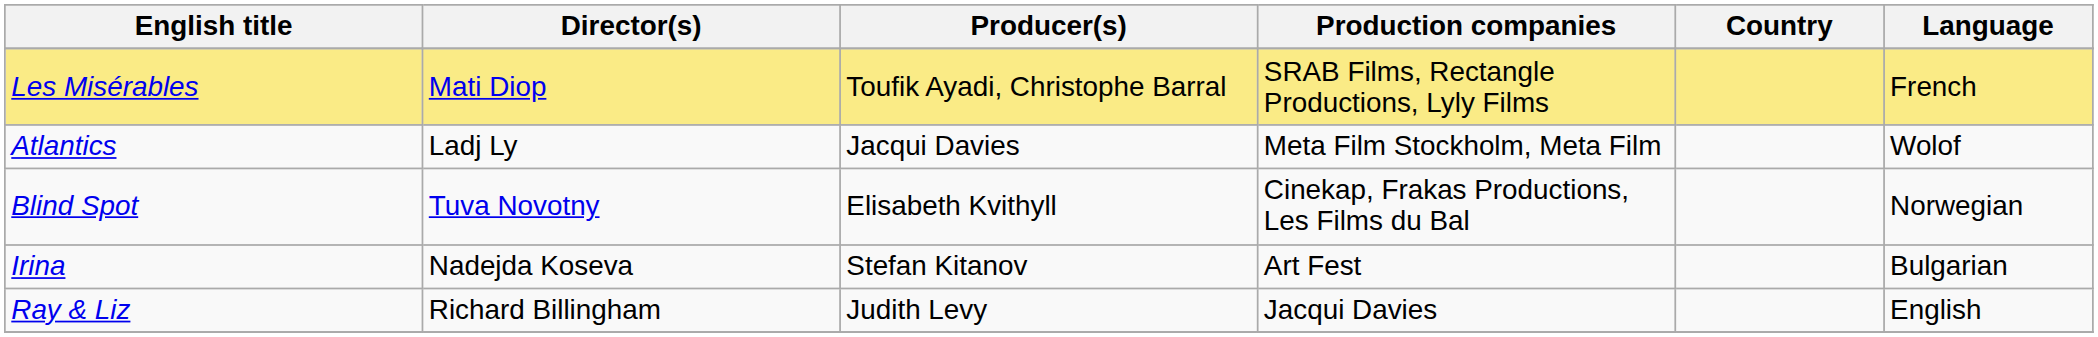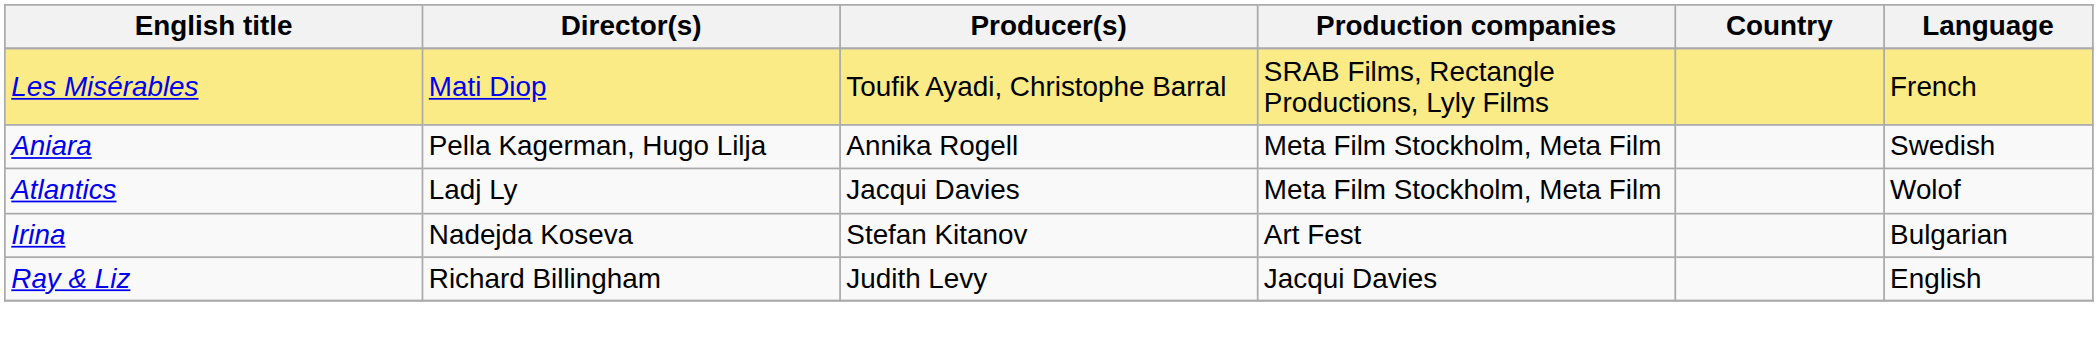+ row: (52, 146)
- row: (75, 206)
